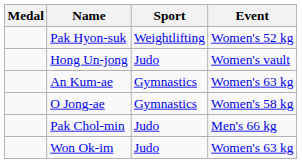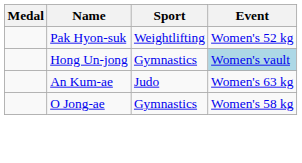(147, 59) Judo -> (166, 59) Gymnastics
(251, 59) no background -> (251, 59) lightblue background
(166, 81) Gymnastics -> (147, 81) Judo
- row: (87, 125)
- row: (82, 148)
